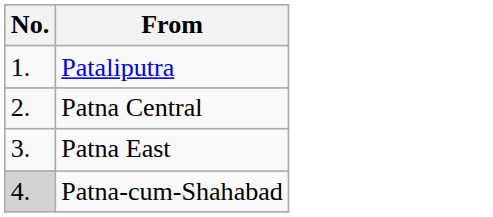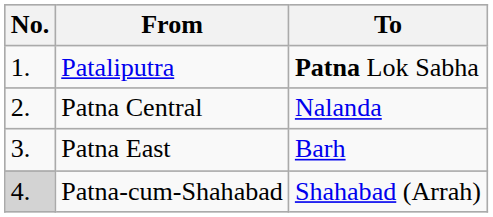+ column: (388, 25)
